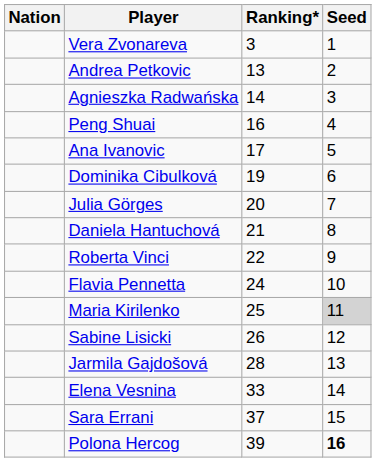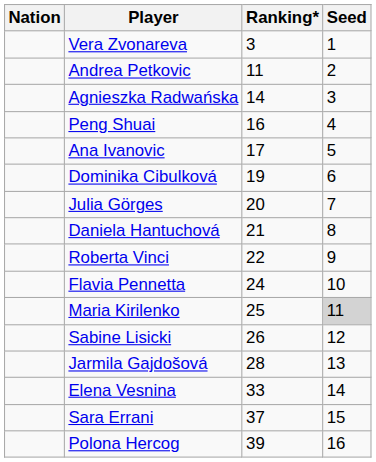(255, 71) 13 -> (255, 71) 11
(336, 444) bold -> (336, 444) normal
